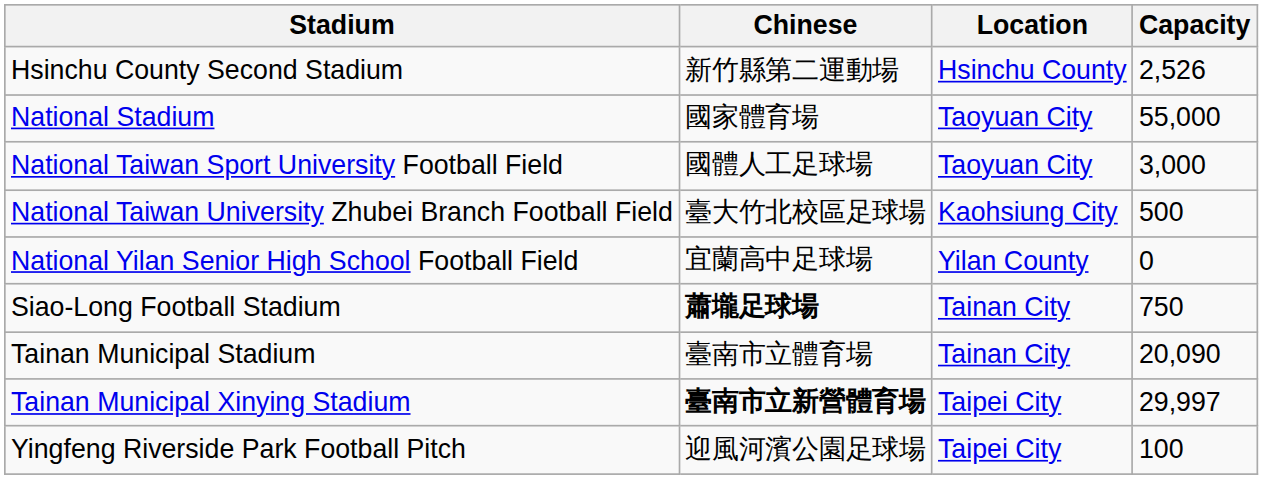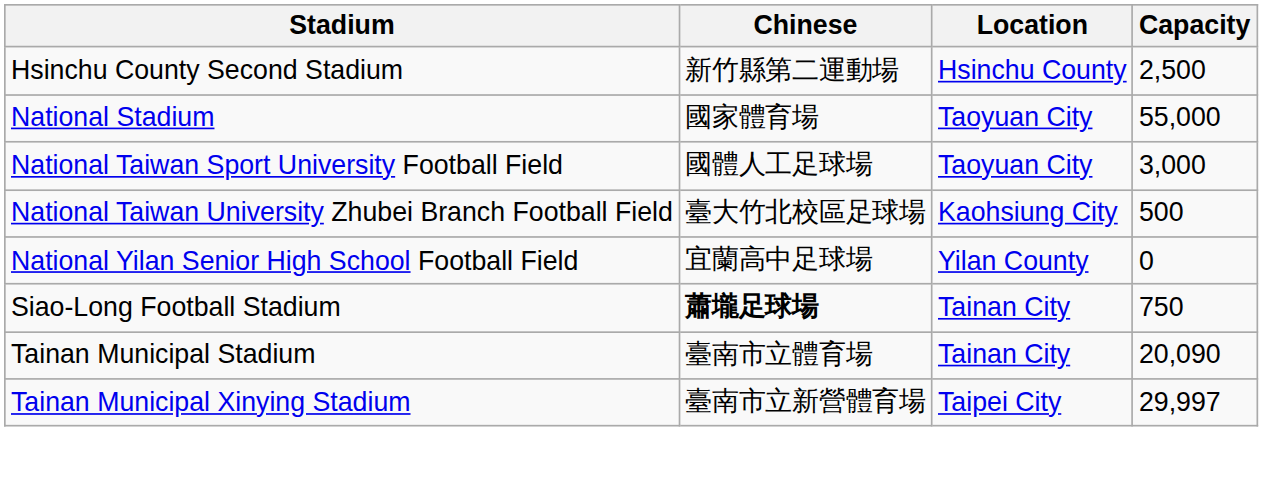(1172, 70) 2,526 -> (1172, 70) 2,500
(805, 401) bold -> (805, 401) normal
- row: (238, 449)
